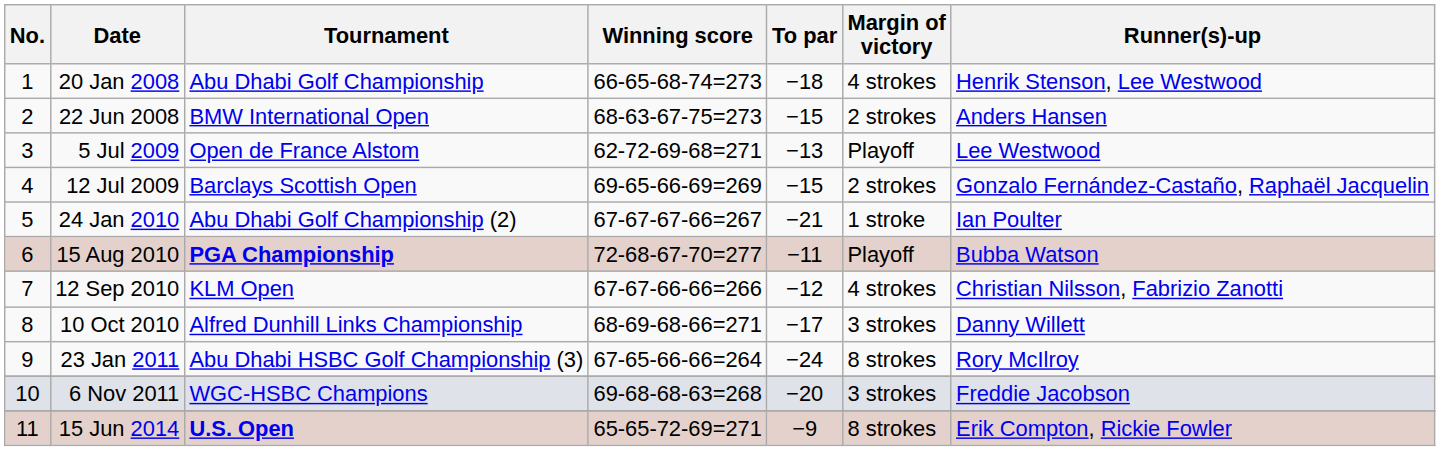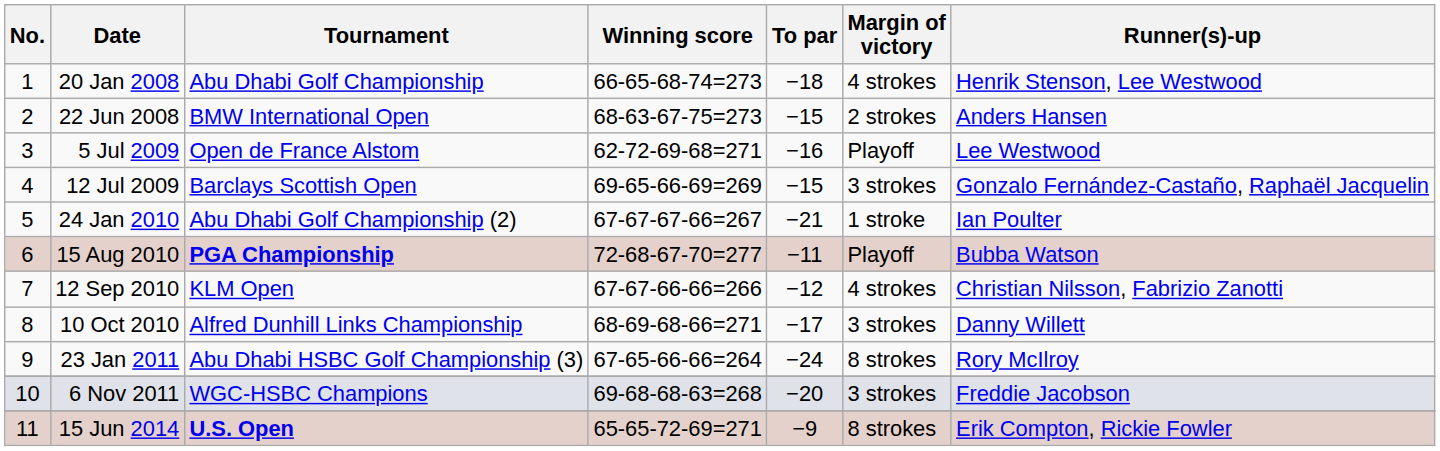(805, 151) −13 -> (805, 151) −16
(892, 185) 2 strokes -> (892, 185) 3 strokes
